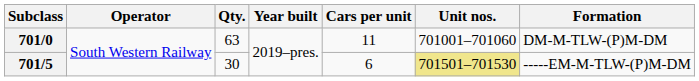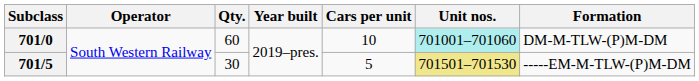(232, 40) 63 -> (232, 40) 60
(369, 40) 11 -> (369, 40) 10
(467, 40) no background -> (467, 40) paleturquoise background
(369, 64) 6 -> (369, 64) 5
